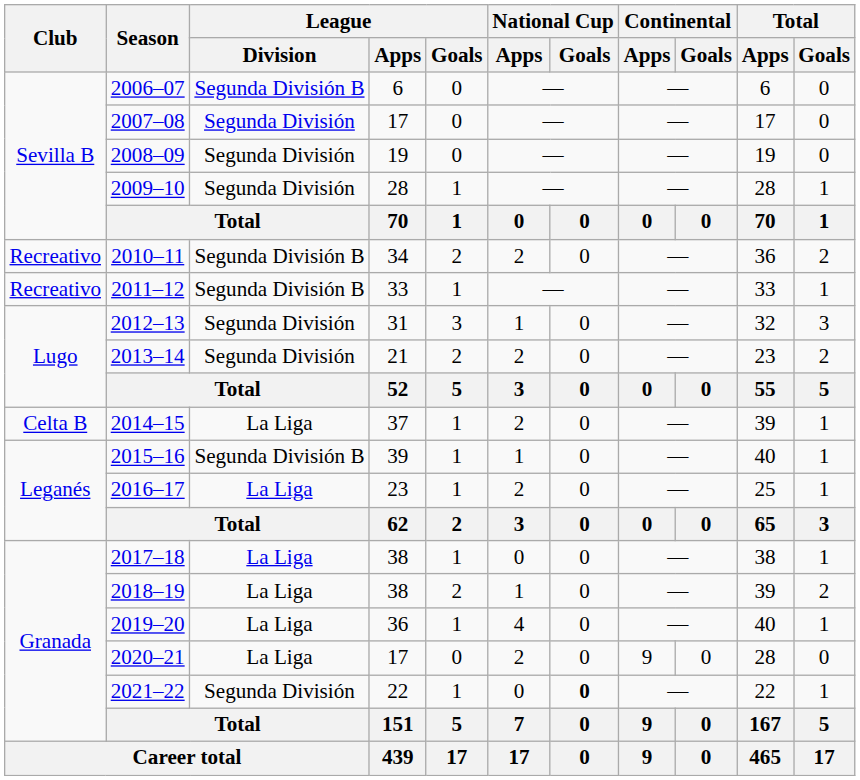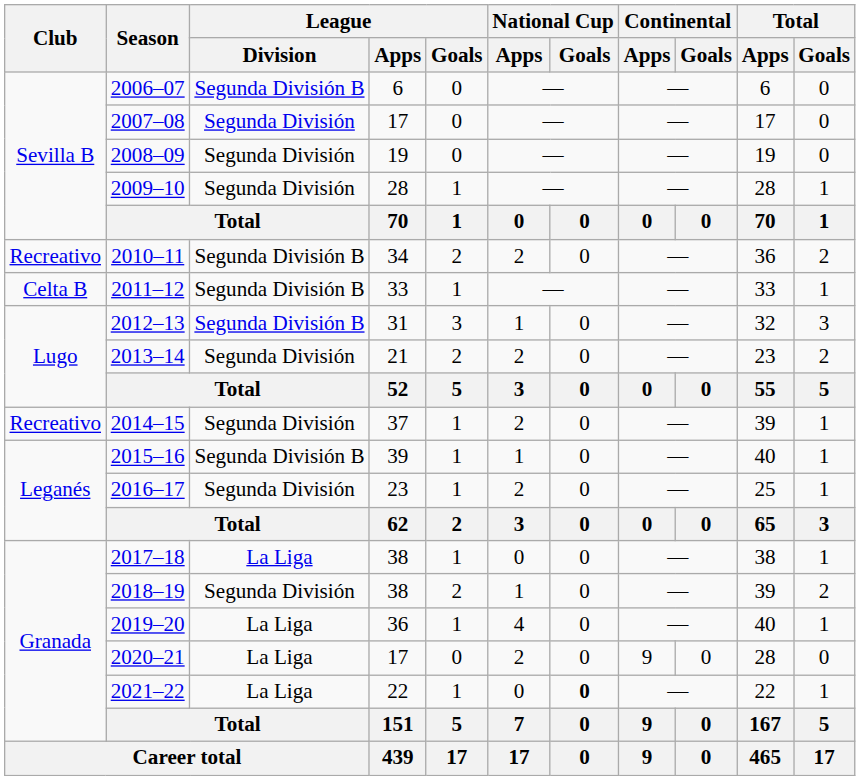(55, 289) Recreativo -> (55, 289) Celta B
(279, 322) Segunda División -> (279, 322) Segunda División B
(55, 423) Celta B -> (55, 423) Recreativo
(279, 423) La Liga -> (279, 423) Segunda División
(279, 490) La Liga -> (279, 490) Segunda División
(279, 590) La Liga -> (279, 590) Segunda División
(279, 691) Segunda División -> (279, 691) La Liga
